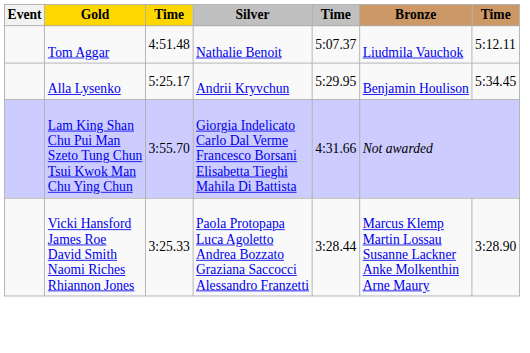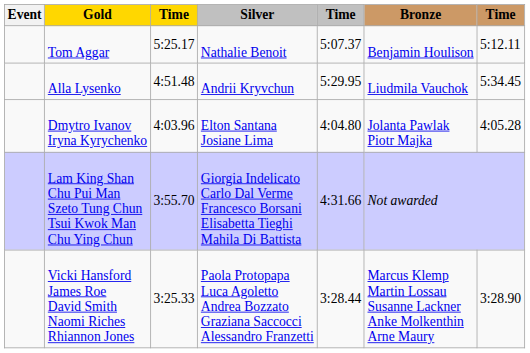(169, 44) 4:51.48 -> (174, 44) 5:25.17
(413, 52) Liudmila Vauchok -> (421, 52) Benjamin Houlison
(169, 81) 5:25.17 -> (174, 81) 4:51.48
(416, 89) Benjamin Houlison -> (418, 89) Liudmila Vauchok
+ row: (97, 133)
